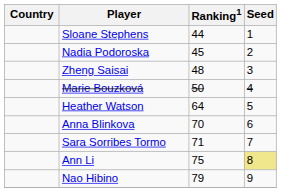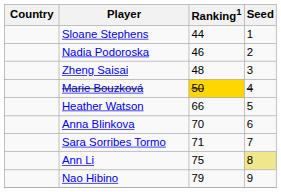(198, 52) 45 -> (198, 52) 46
(198, 88) no background -> (198, 88) gold background
(198, 106) 64 -> (198, 106) 66
